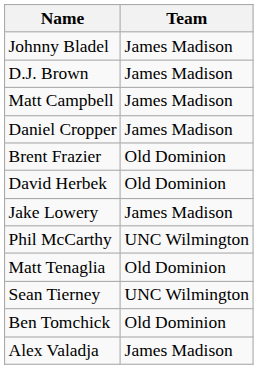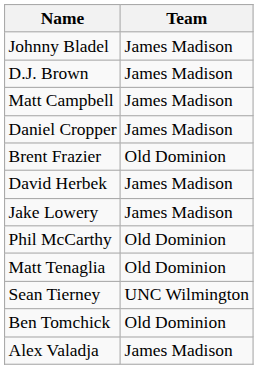(175, 184) Old Dominion -> (179, 184) James Madison
(187, 239) UNC Wilmington -> (175, 239) Old Dominion
